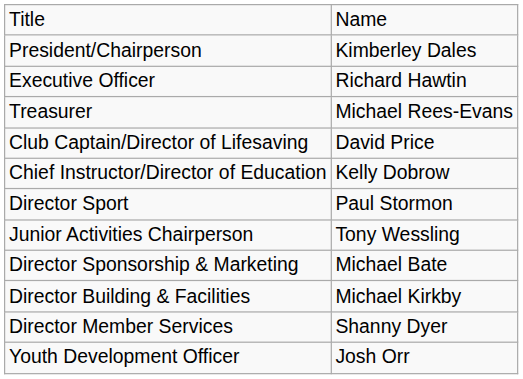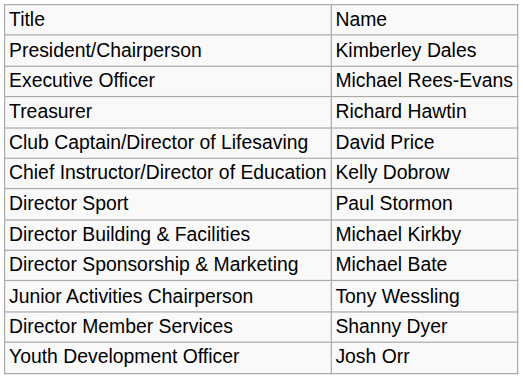(401, 81) Richard Hawtin -> (424, 81) Michael Rees-Evans
(424, 111) Michael Rees-Evans -> (401, 111) Richard Hawtin
rows swapped: (130, 296) <-> (131, 234)
